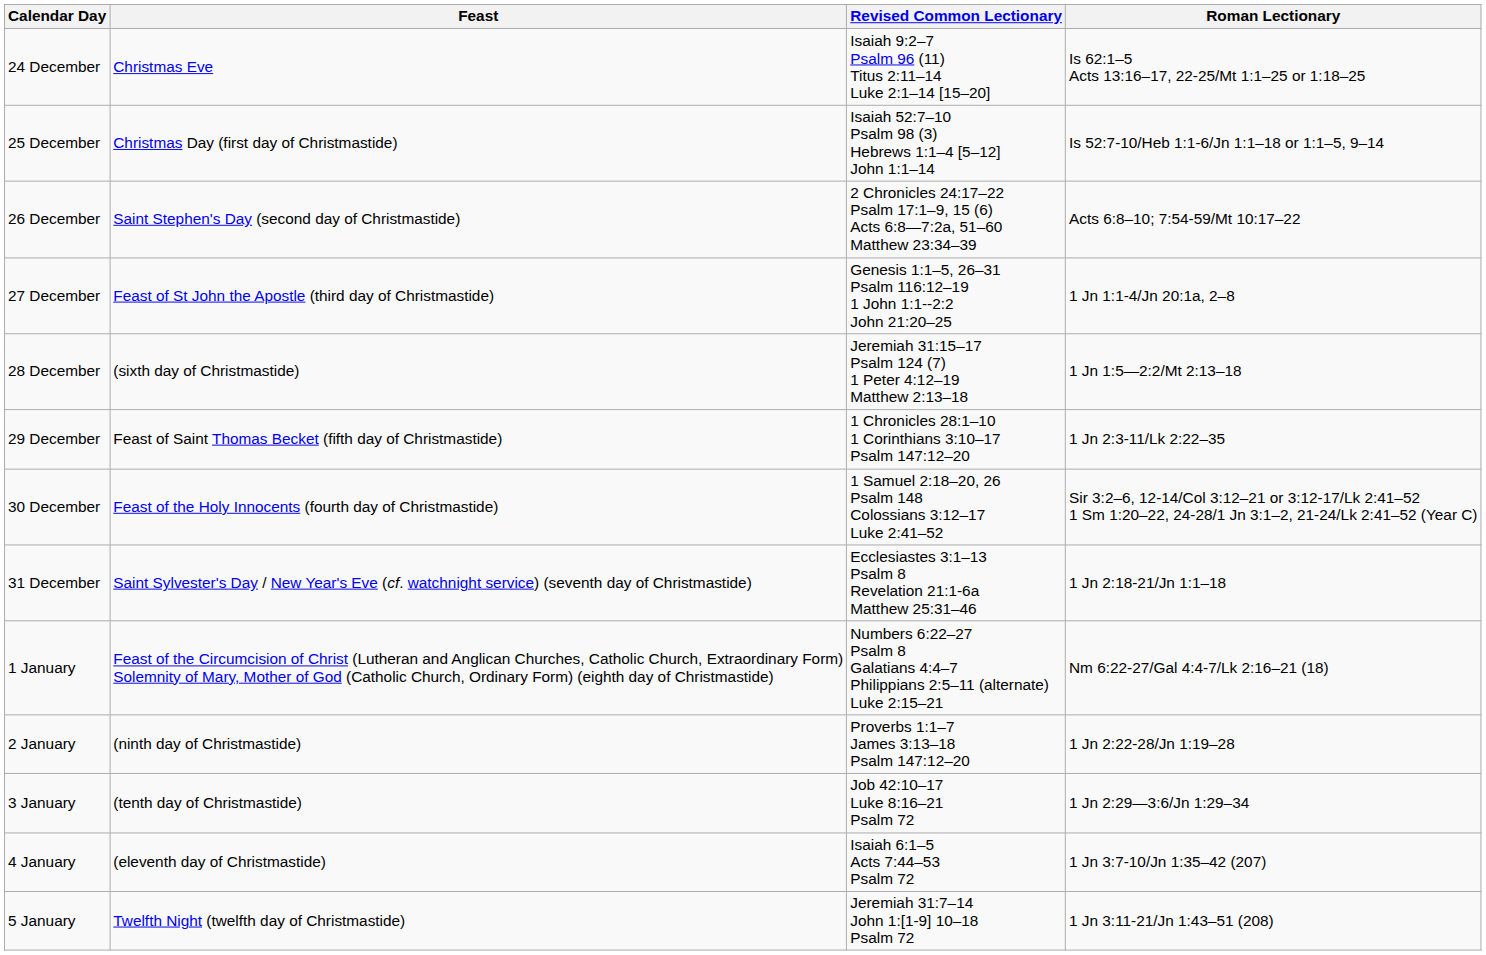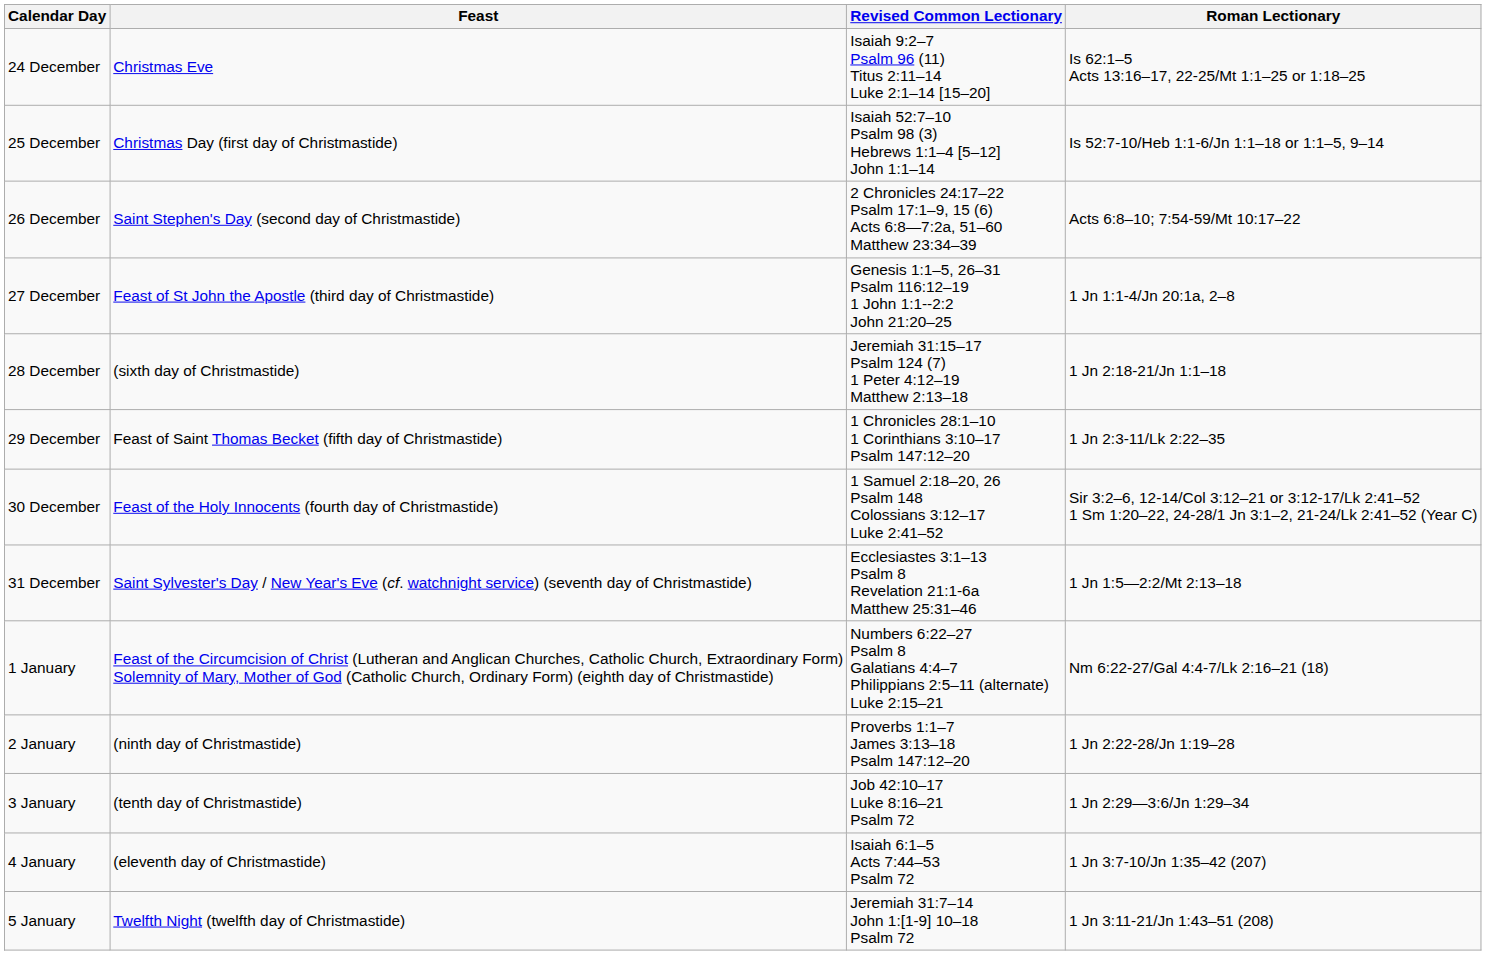(1155, 371) 1 Jn 1:5—2:2/Mt 2:13–18 -> (1148, 371) 1 Jn 2:18-21/Jn 1:1–18
(1148, 583) 1 Jn 2:18-21/Jn 1:1–18 -> (1155, 583) 1 Jn 1:5—2:2/Mt 2:13–18
